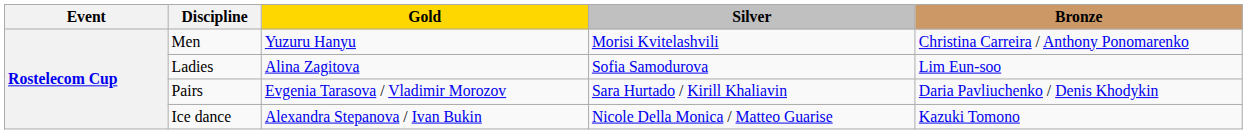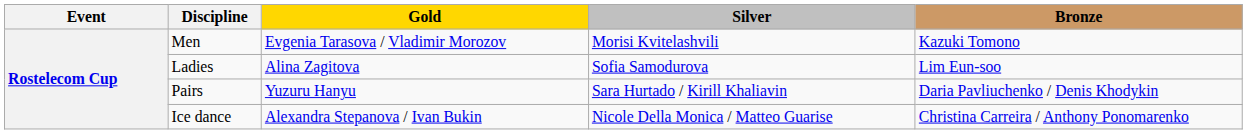(310, 41) Yuzuru Hanyu -> (386, 41) Evgenia Tarasova / Vladimir Morozov
(1054, 41) Christina Carreira / Anthony Ponomarenko -> (969, 41) Kazuki Tomono
(386, 91) Evgenia Tarasova / Vladimir Morozov -> (310, 91) Yuzuru Hanyu
(969, 116) Kazuki Tomono -> (1054, 116) Christina Carreira / Anthony Ponomarenko
